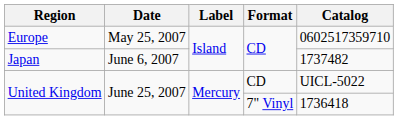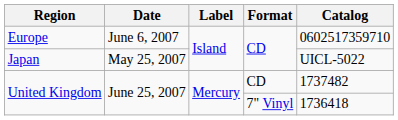(147, 37) May 25, 2007 -> (143, 37) June 6, 2007
(143, 59) June 6, 2007 -> (147, 59) May 25, 2007
(324, 59) 1737482 -> (332, 59) UICL-5022
(332, 81) UICL-5022 -> (324, 81) 1737482
